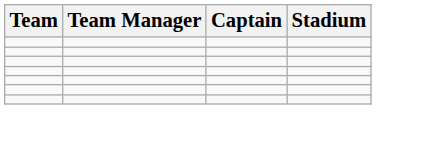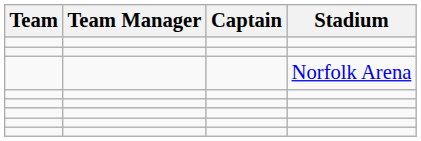+ row: (34, 73)
